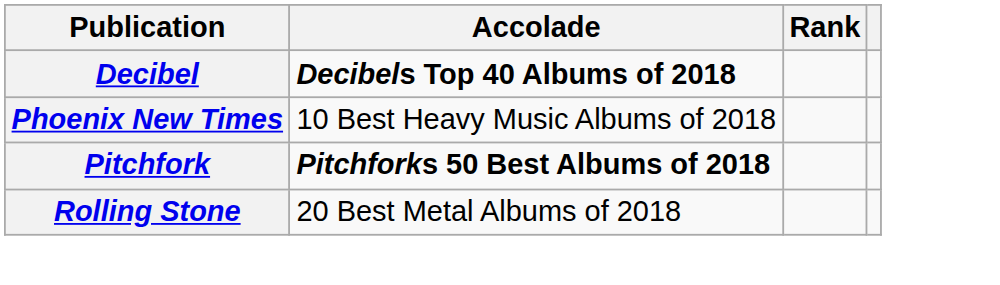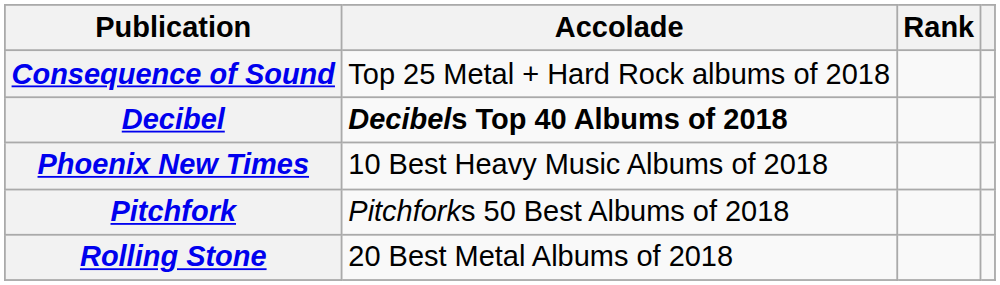+ row: (173, 73)
(533, 165) bold -> (569, 211) normal
